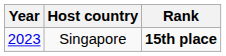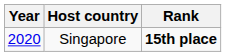(24, 39) 2023 -> (24, 39) 2020
